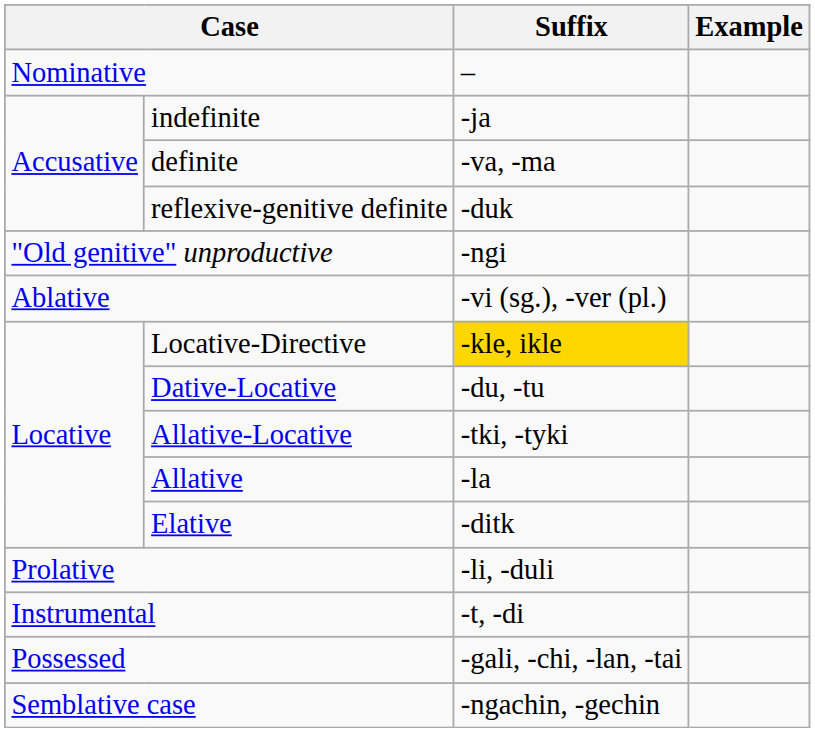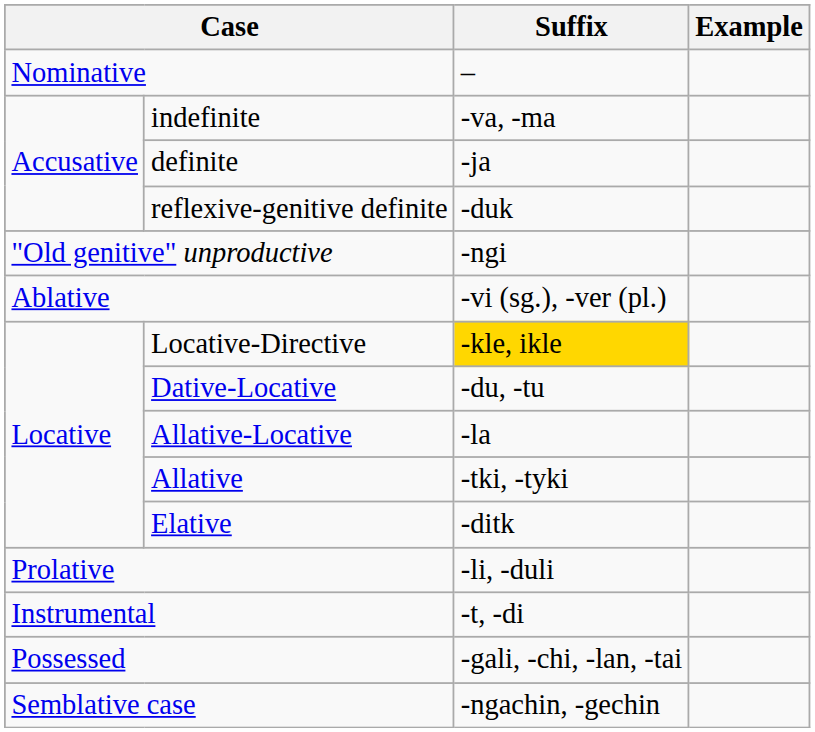(476, 117) -ja -> (508, 117) -va, -ma
(508, 162) -va, -ma -> (476, 162) -ja
(515, 433) -tki, -tyki -> (476, 433) -la
(476, 478) -la -> (515, 478) -tki, -tyki
